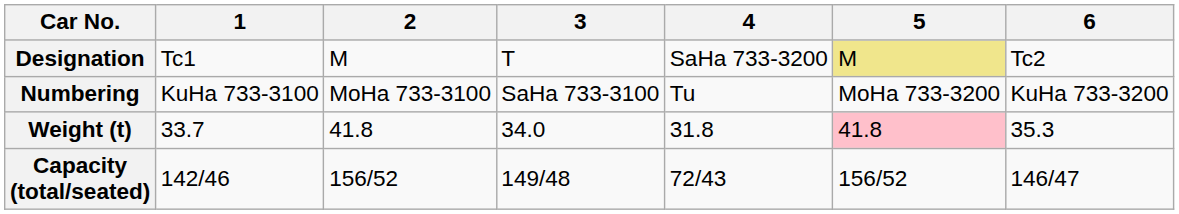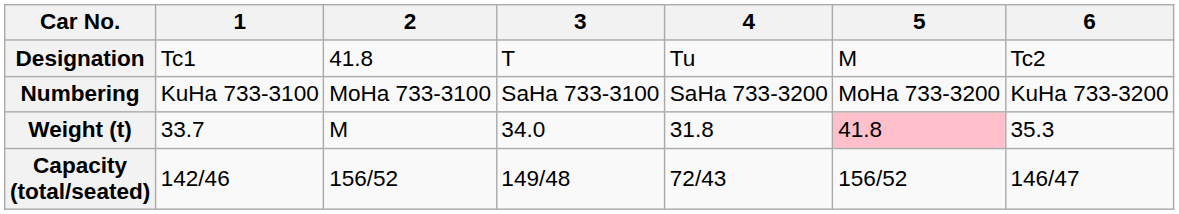(339, 58) M -> (351, 58) 41.8
(749, 58) SaHa 733-3200 -> (683, 58) Tu
(848, 58) khaki background -> (848, 58) no background
(683, 93) Tu -> (749, 93) SaHa 733-3200
(351, 129) 41.8 -> (339, 129) M
